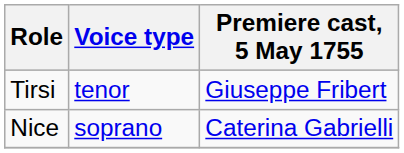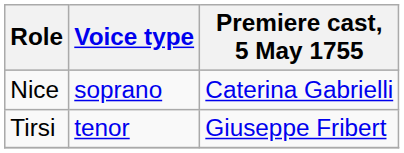rows swapped: (35, 128) <-> (33, 89)
